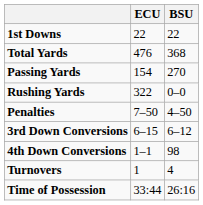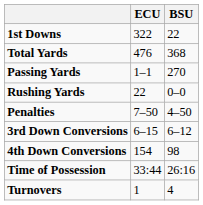(140, 33) 22 -> (143, 33) 322
(143, 72) 154 -> (143, 72) 1–1
(143, 92) 322 -> (140, 92) 22
(143, 151) 1–1 -> (143, 151) 154
rows swapped: (34, 170) <-> (56, 190)
